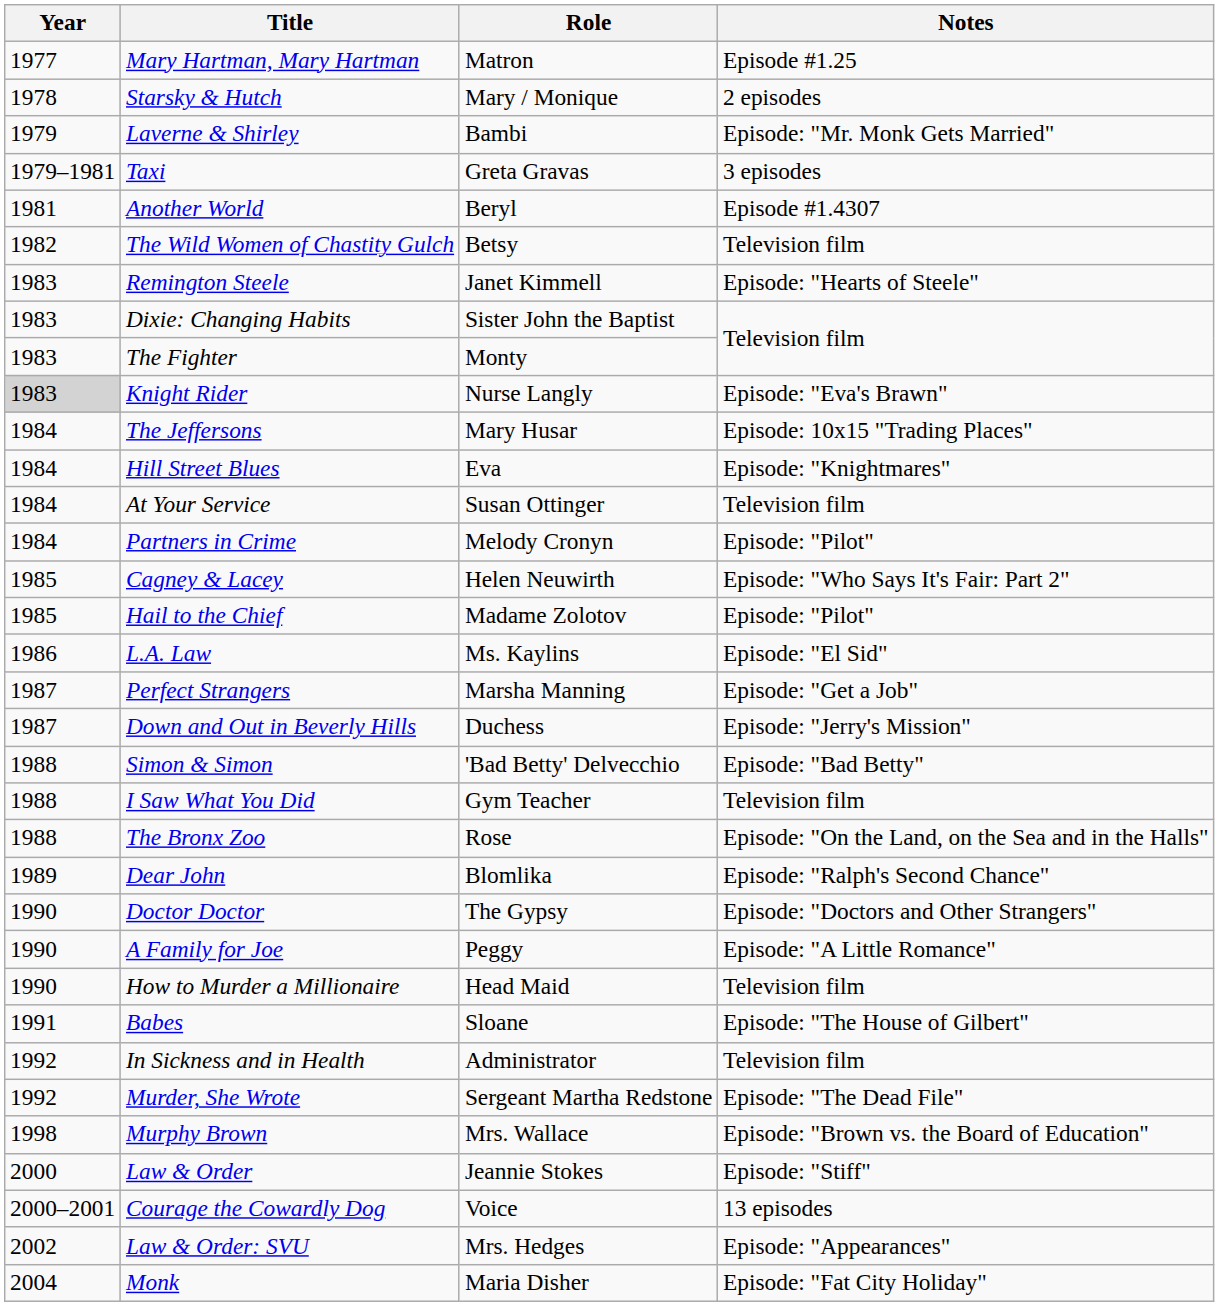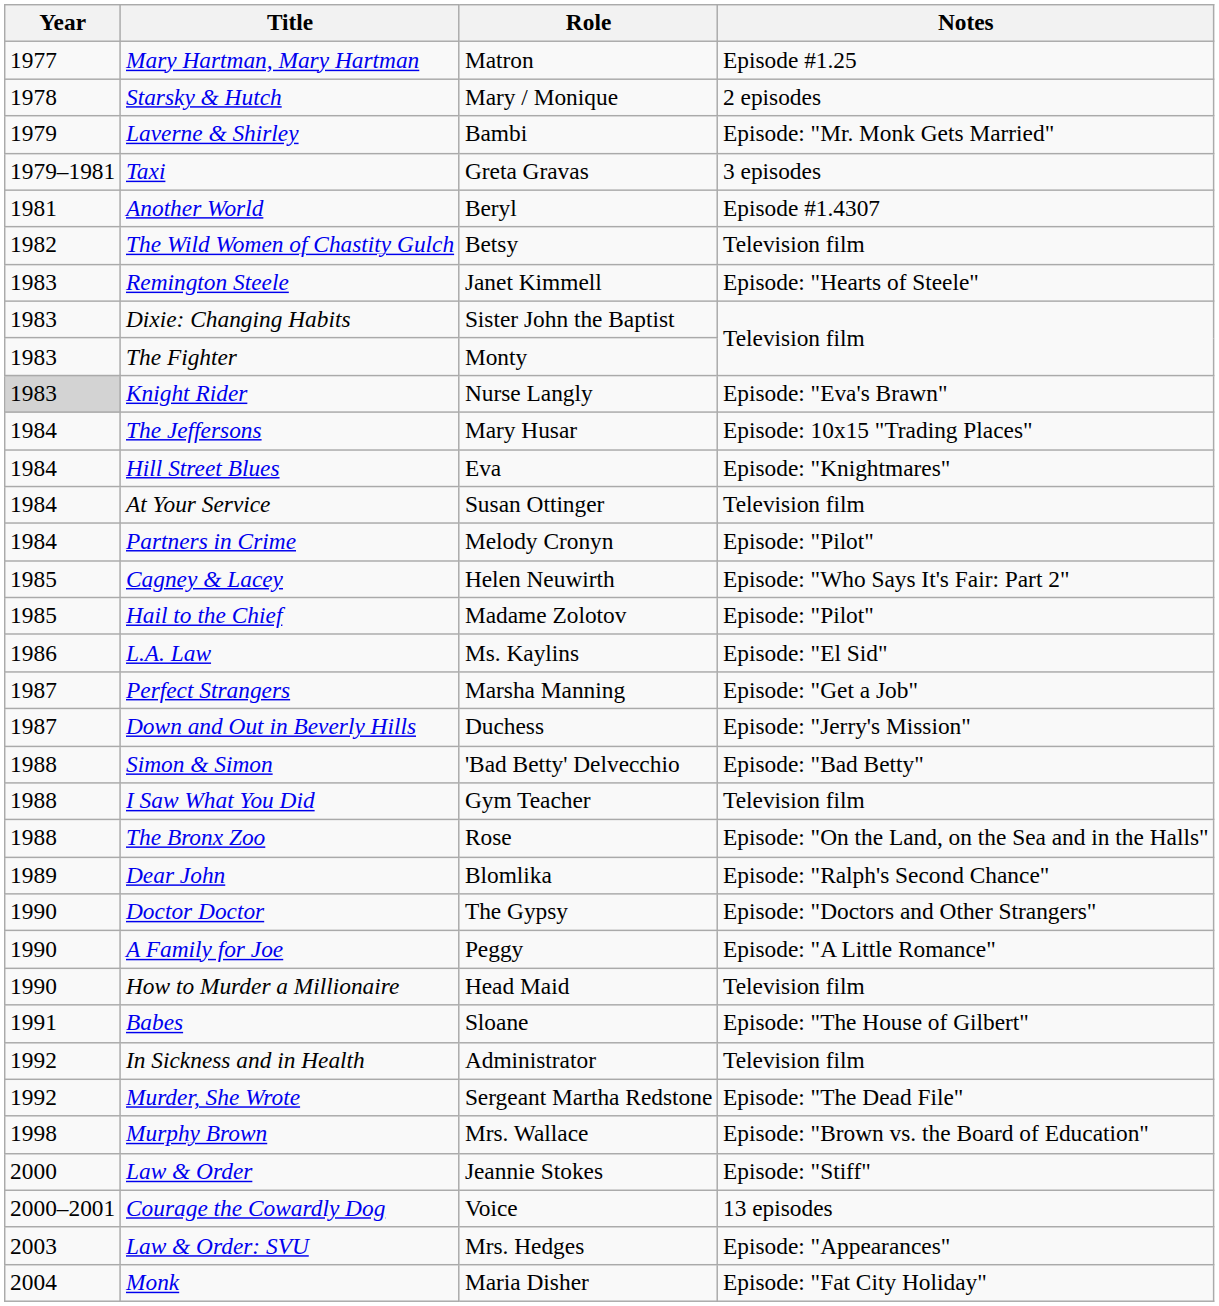(33, 1245) 2002 -> (33, 1245) 2003
